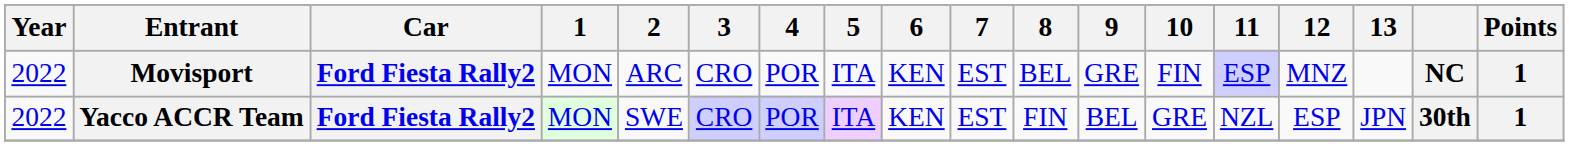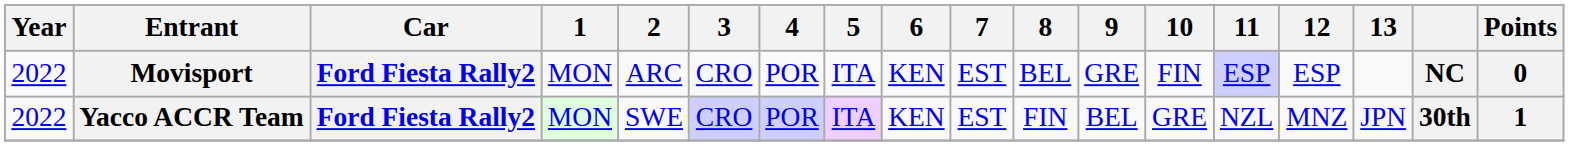(1317, 72) MNZ -> (1317, 72) ESP
(1520, 72) 1 -> (1520, 72) 0
(1317, 118) ESP -> (1317, 118) MNZ
